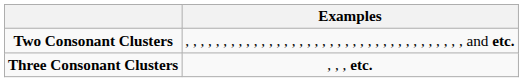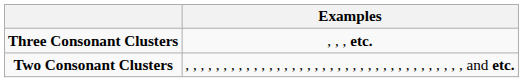rows swapped: (93, 40) <-> (93, 64)
